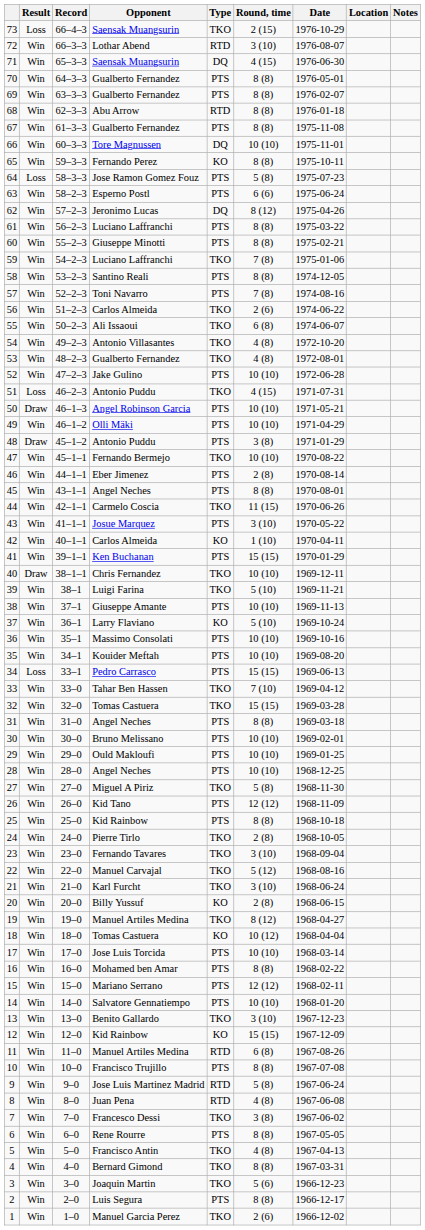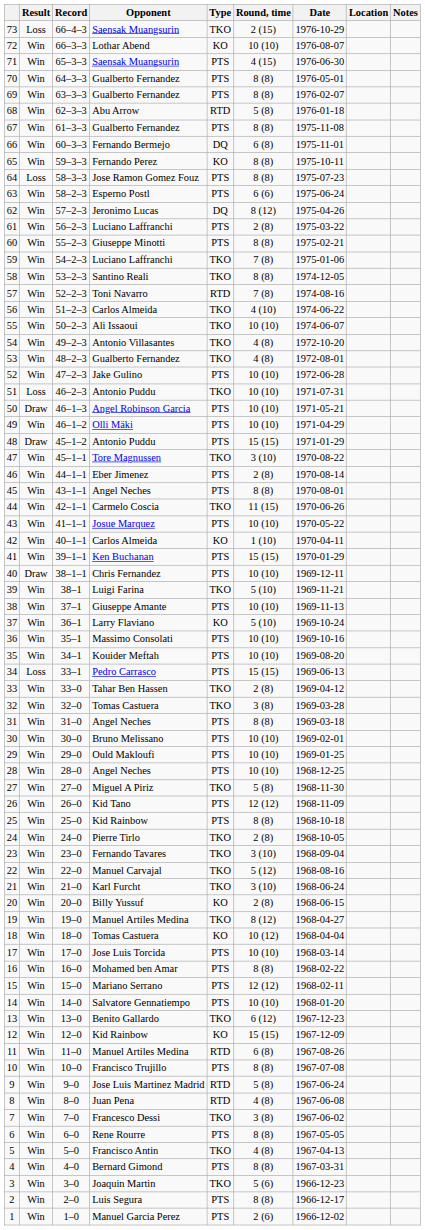(220, 45) RTD -> (220, 45) KO
(263, 45) 3 (10) -> (263, 45) 10 (10)
(220, 62) DQ -> (220, 62) PTS
(263, 111) 8 (8) -> (263, 111) 5 (8)
(127, 144) Tore Magnussen -> (131, 144) Fernando Bermejo
(263, 144) 10 (10) -> (263, 144) 6 (8)
(263, 177) 5 (8) -> (263, 177) 8 (8)
(263, 227) 8 (8) -> (263, 227) 2 (8)
(220, 276) PTS -> (220, 276) TKO
(220, 293) PTS -> (220, 293) RTD
(263, 309) 2 (6) -> (263, 309) 4 (10)
(263, 326) 6 (8) -> (263, 326) 10 (10)
(263, 392) 4 (15) -> (263, 392) 10 (10)
(263, 441) 3 (8) -> (263, 441) 15 (15)
(131, 458) Fernando Bermejo -> (127, 458) Tore Magnussen
(263, 458) 10 (10) -> (263, 458) 3 (10)
(263, 524) 3 (10) -> (263, 524) 10 (10)
(220, 573) TKO -> (220, 573) PTS
(263, 688) 7 (10) -> (263, 688) 2 (8)
(263, 705) 15 (15) -> (263, 705) 3 (8)
(263, 1018) 3 (10) -> (263, 1018) 6 (12)
(220, 1167) TKO -> (220, 1167) PTS
(220, 1216) TKO -> (220, 1216) PTS
